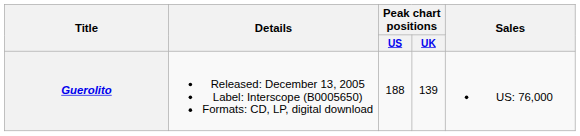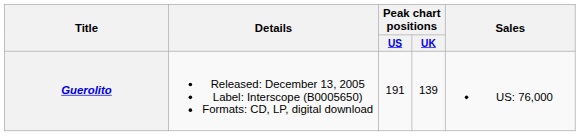(395, 90) 188 -> (395, 90) 191
